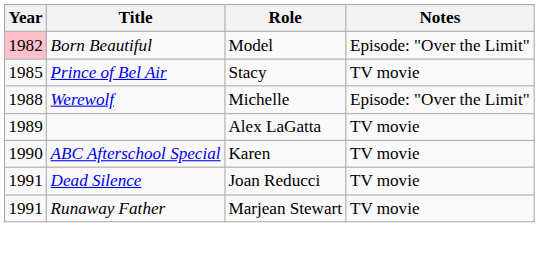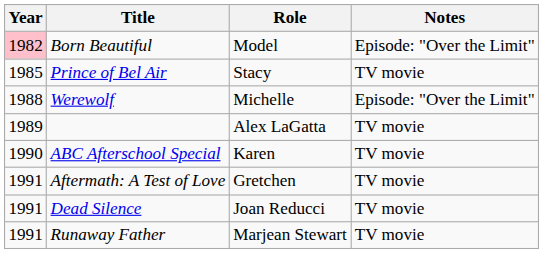+ row: (138, 180)
